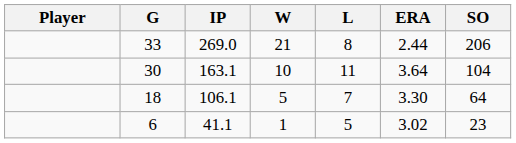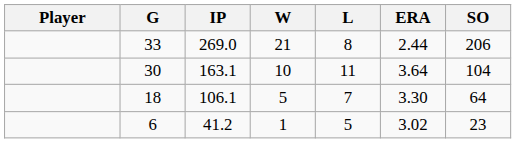(218, 124) 41.1 -> (218, 124) 41.2
